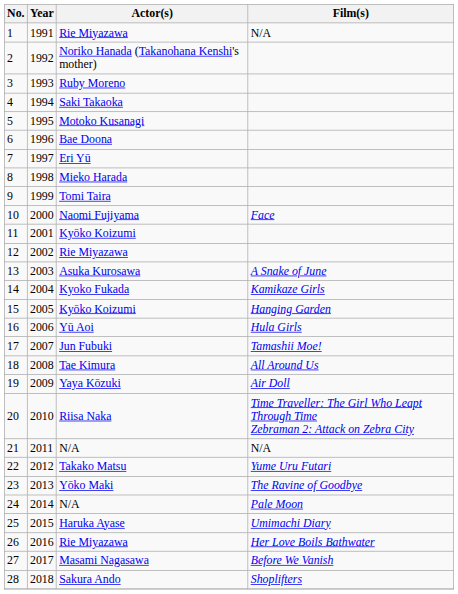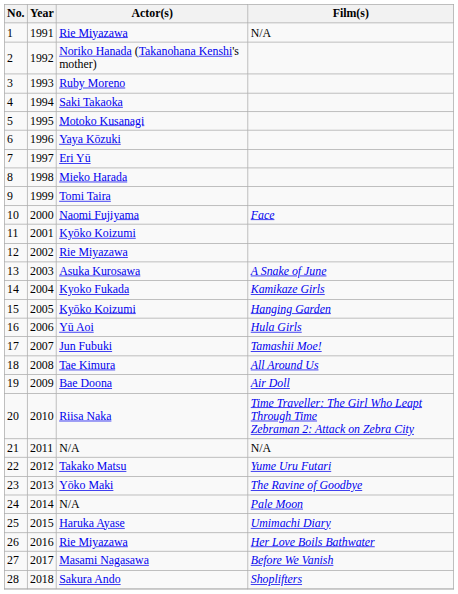(86, 139) Bae Doona -> (90, 139) Yaya Kōzuki
(90, 383) Yaya Kōzuki -> (86, 383) Bae Doona
